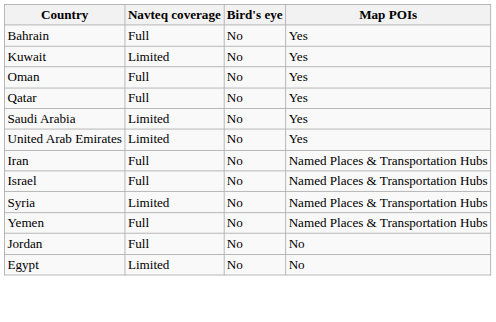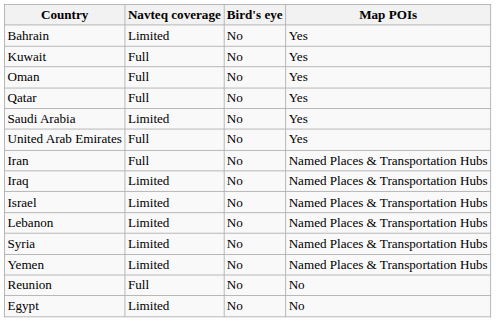(138, 35) Full -> (149, 35) Limited
(149, 56) Limited -> (138, 56) Full
(149, 139) Limited -> (138, 139) Full
+ row: (18, 181)
(138, 181) Full -> (149, 202) Limited
+ row: (30, 222)
(138, 222) Full -> (149, 264) Limited
- row: (25, 243)
+ row: (30, 285)
